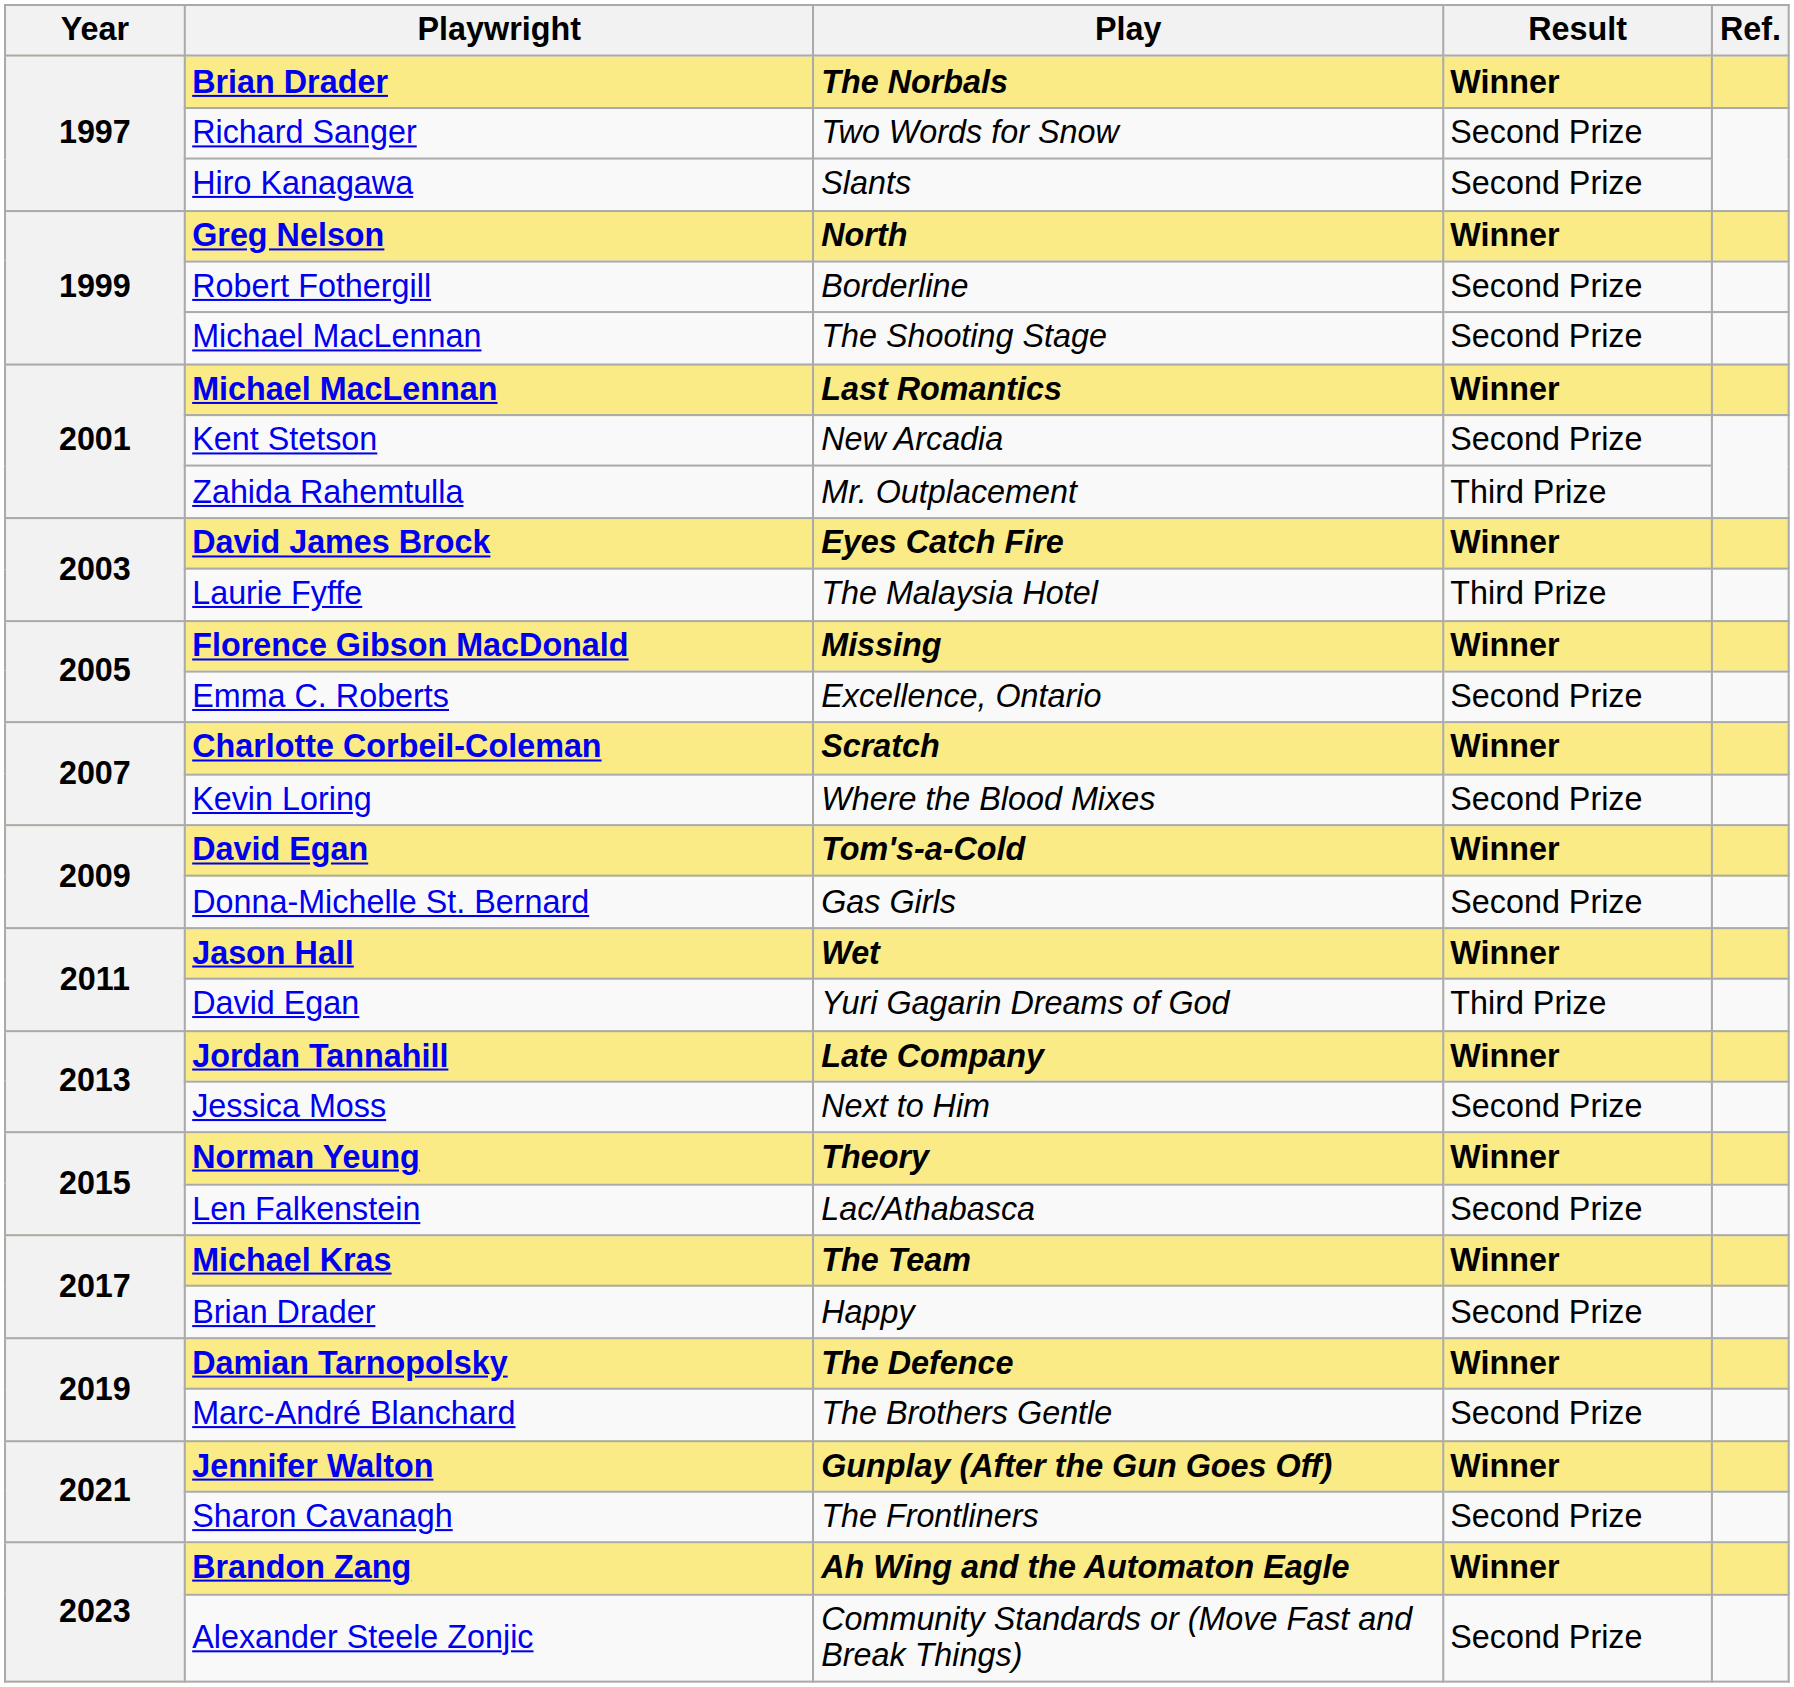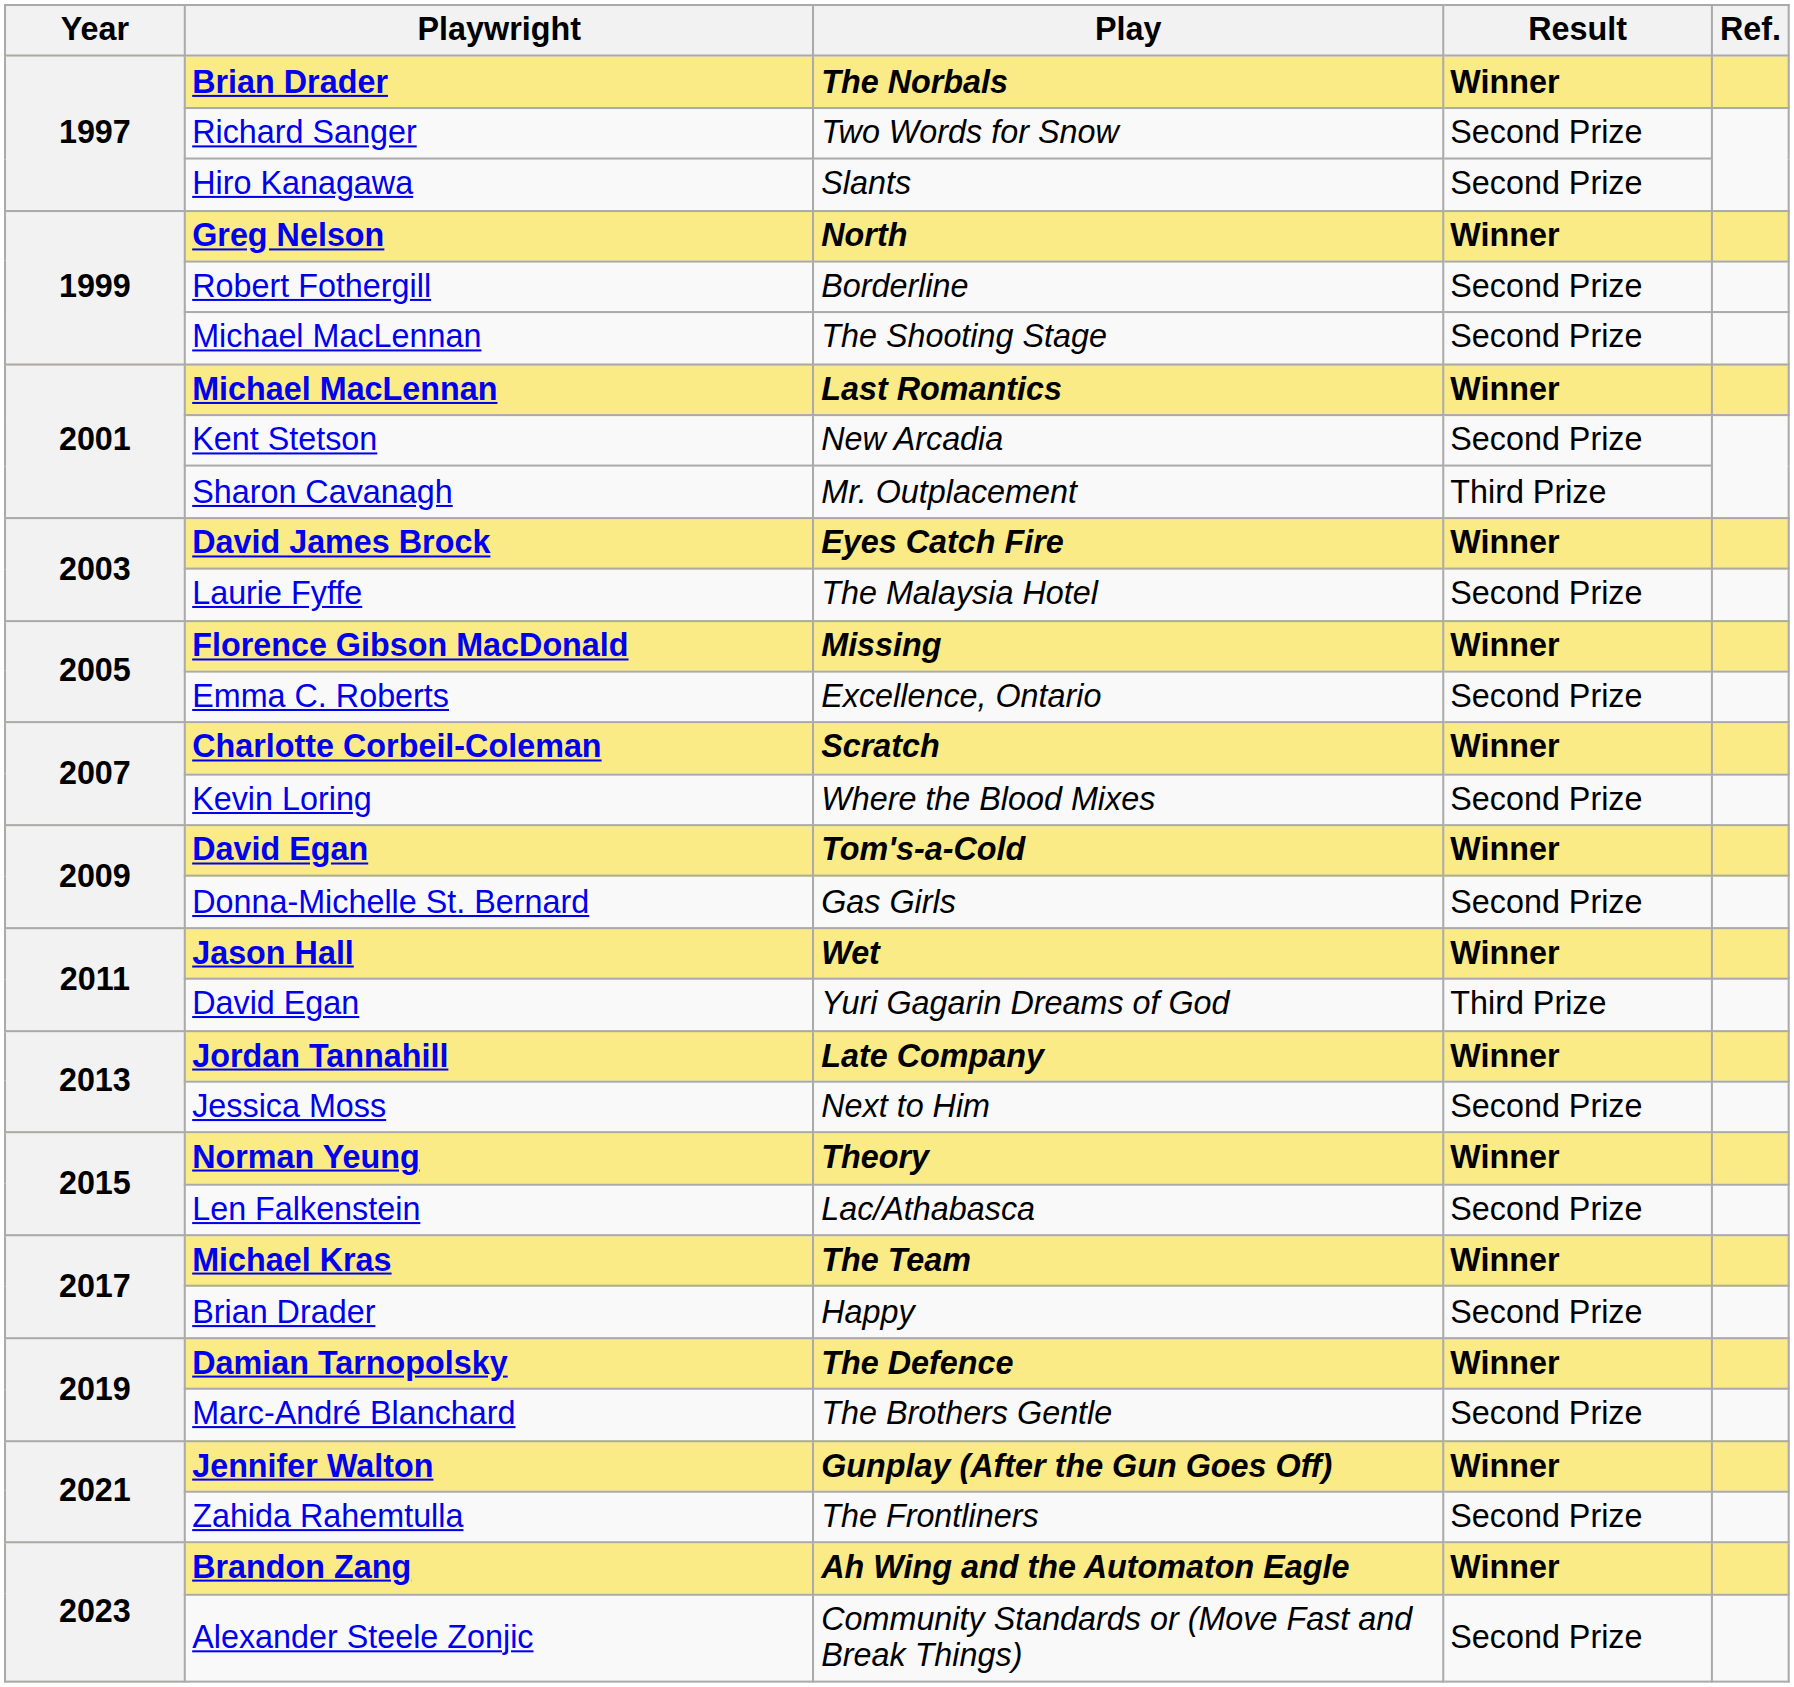(328, 491) Zahida Rahemtulla -> (322, 491) Sharon Cavanagh
(1528, 593) Third Prize -> (1546, 593) Second Prize
(322, 1516) Sharon Cavanagh -> (328, 1516) Zahida Rahemtulla
